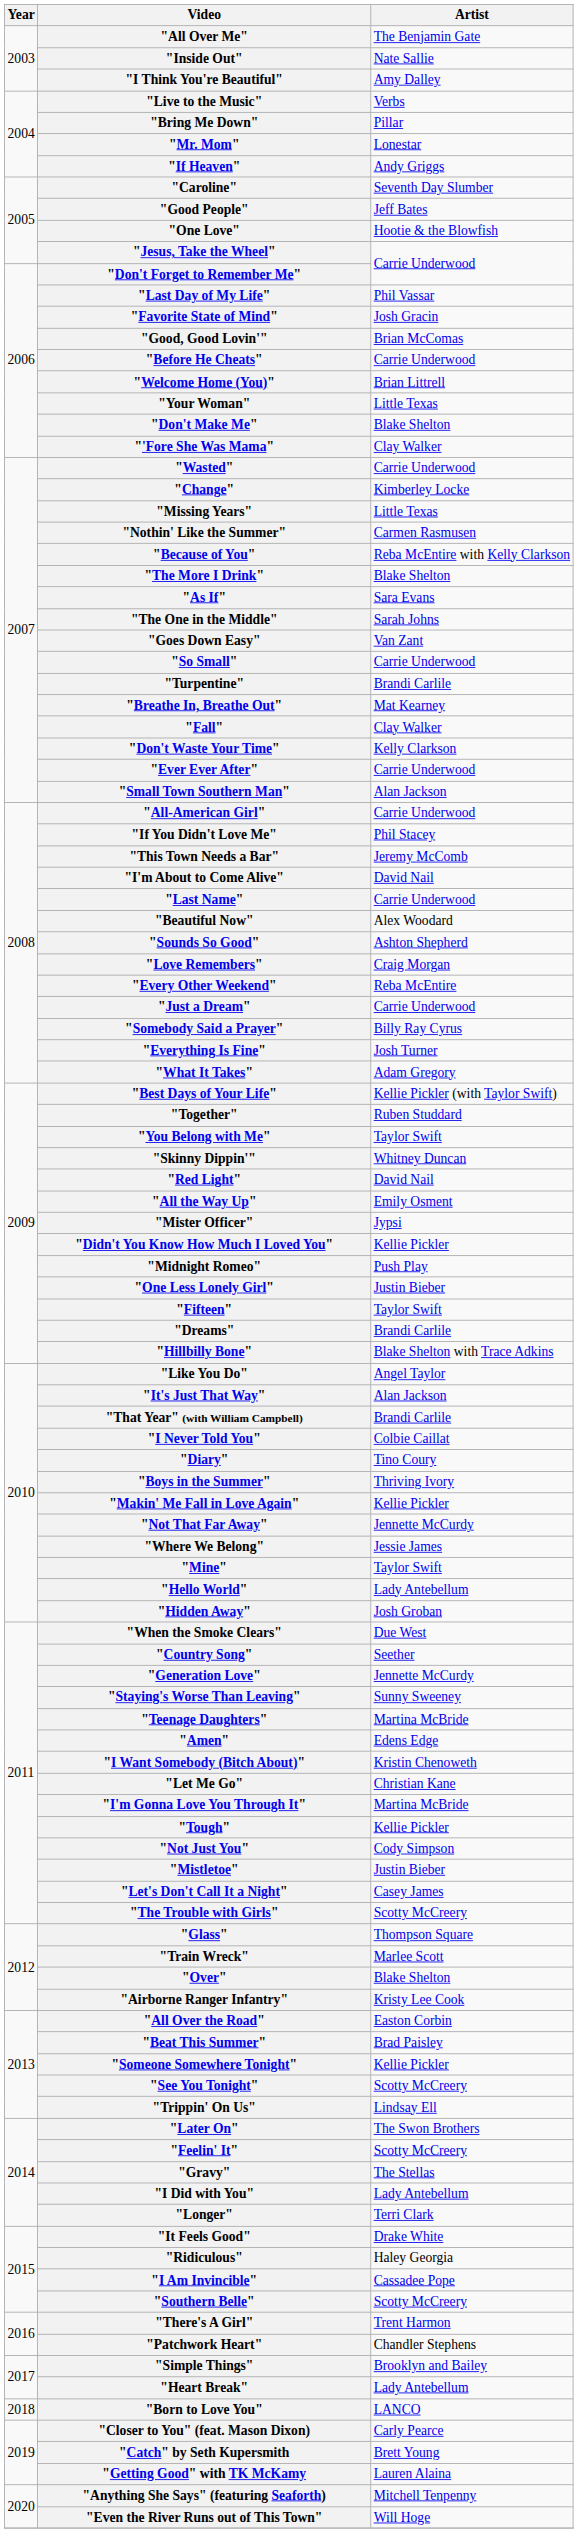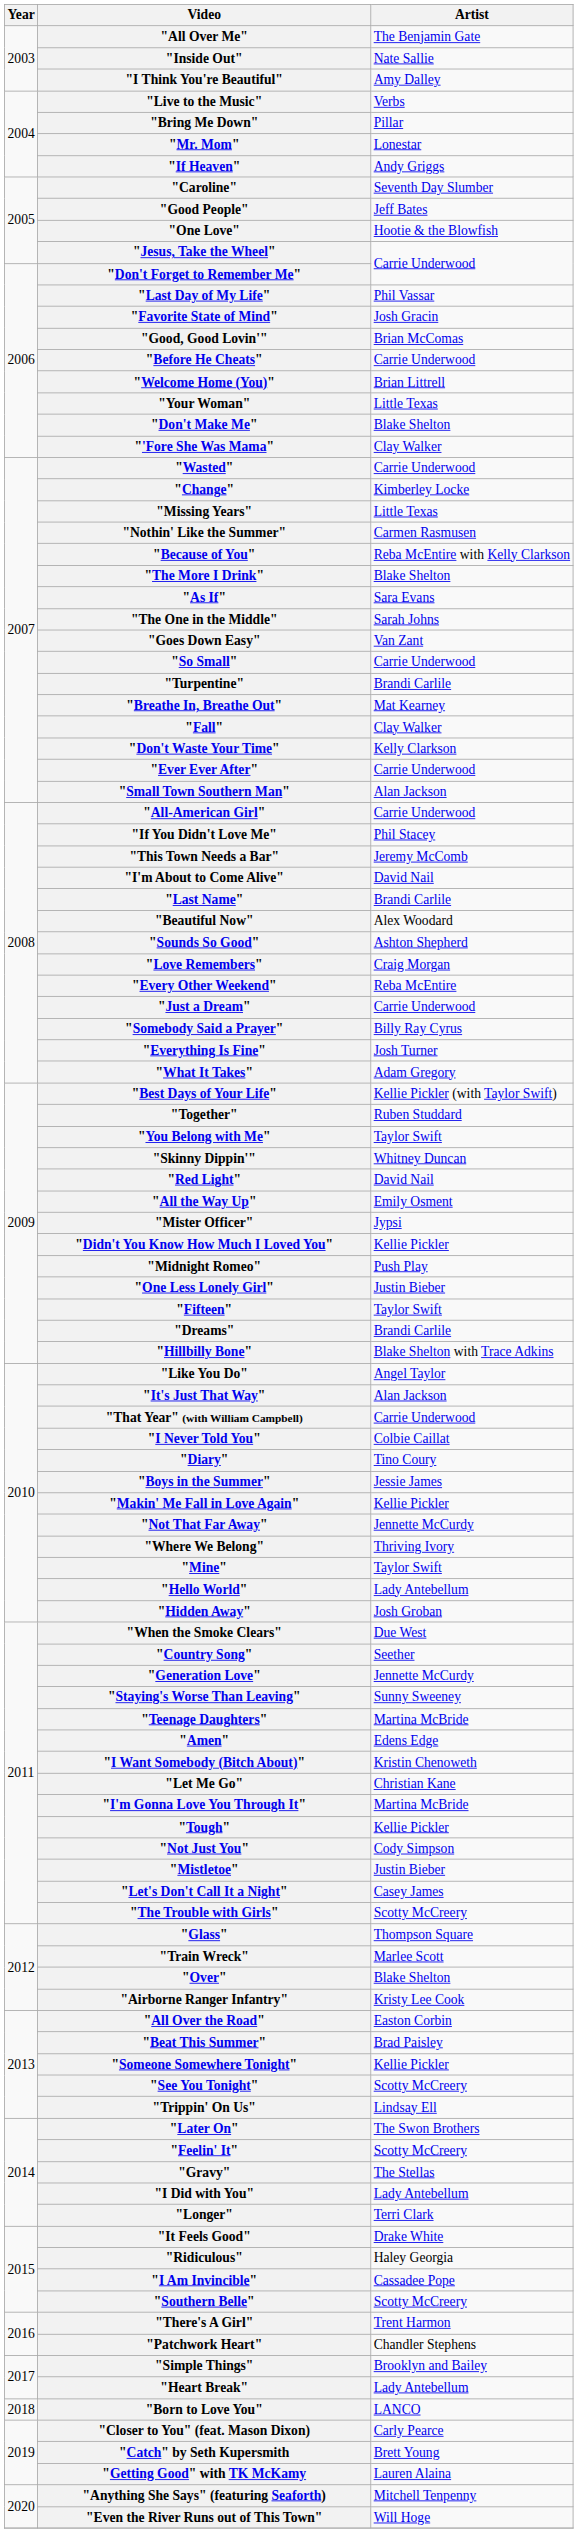(424, 899) Carrie Underwood -> (412, 899) Brandi Carlile
(412, 1417) Brandi Carlile -> (424, 1417) Carrie Underwood
(414, 1481) Thriving Ivory -> (408, 1481) Jessie James
(408, 1546) Jessie James -> (414, 1546) Thriving Ivory
